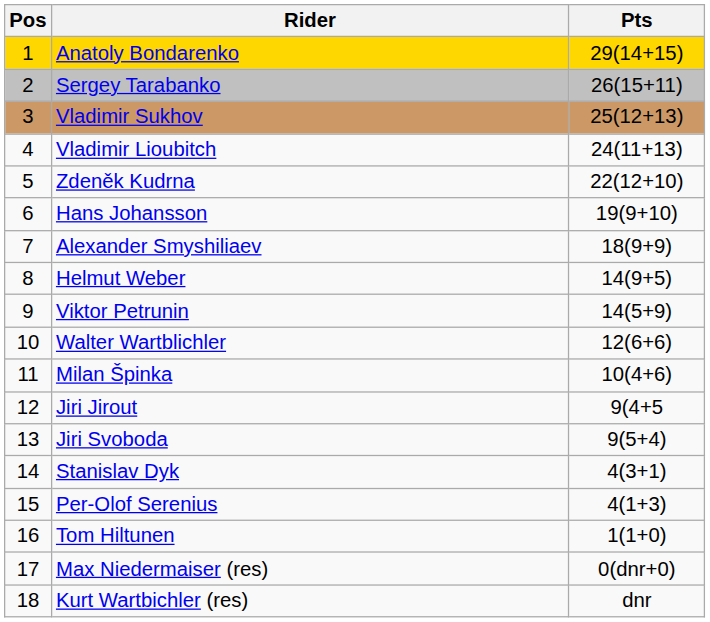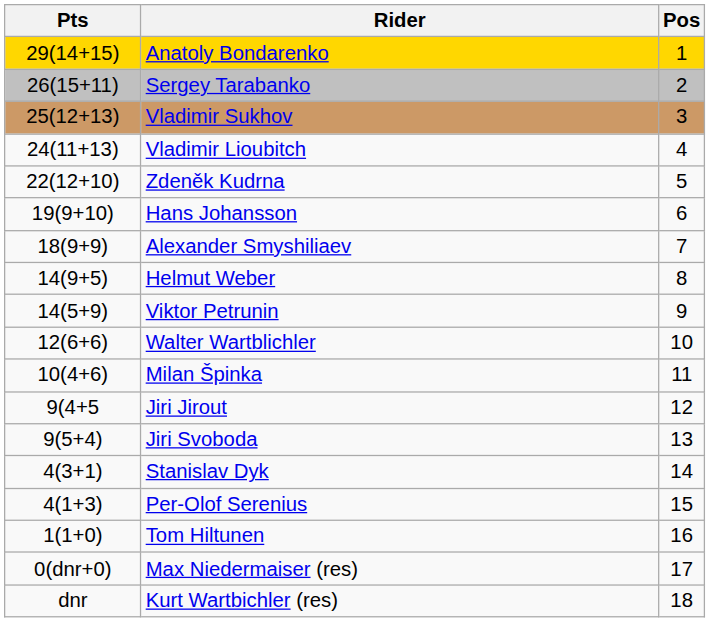columns swapped: (28, 20) <-> (637, 20)
